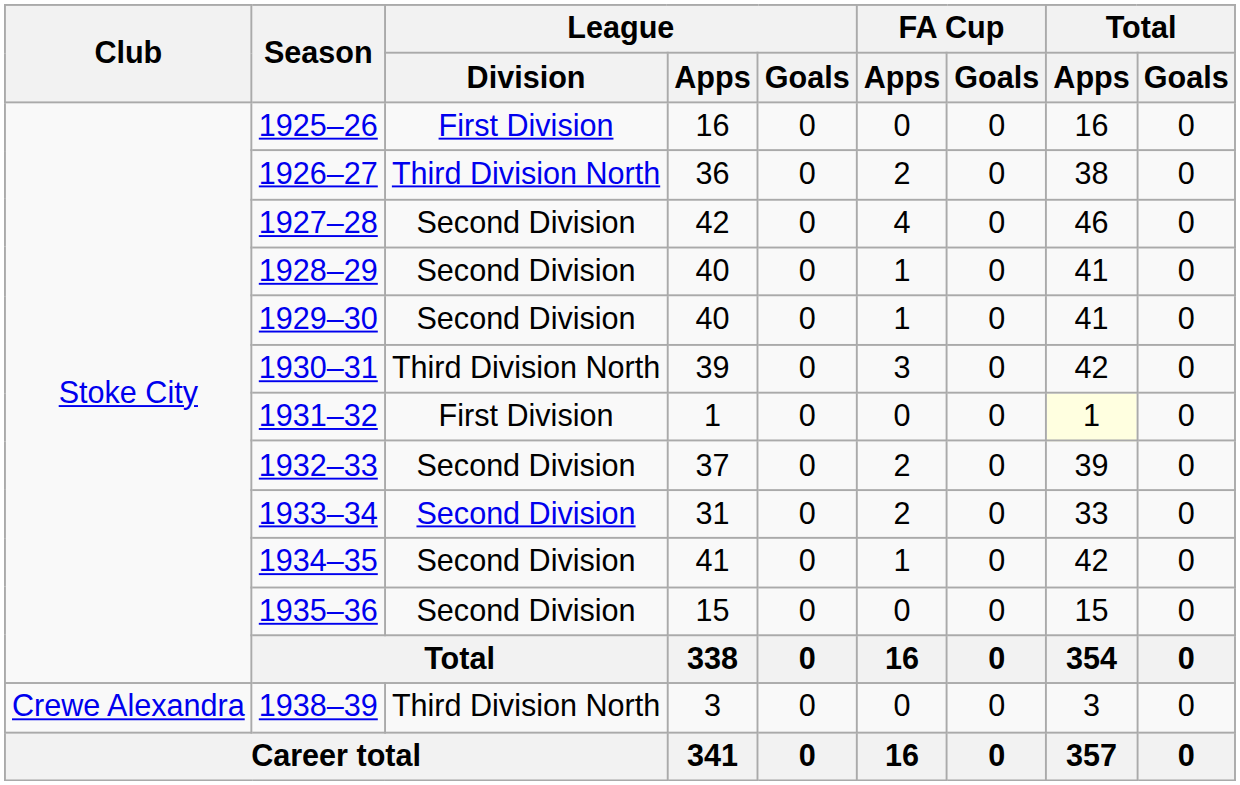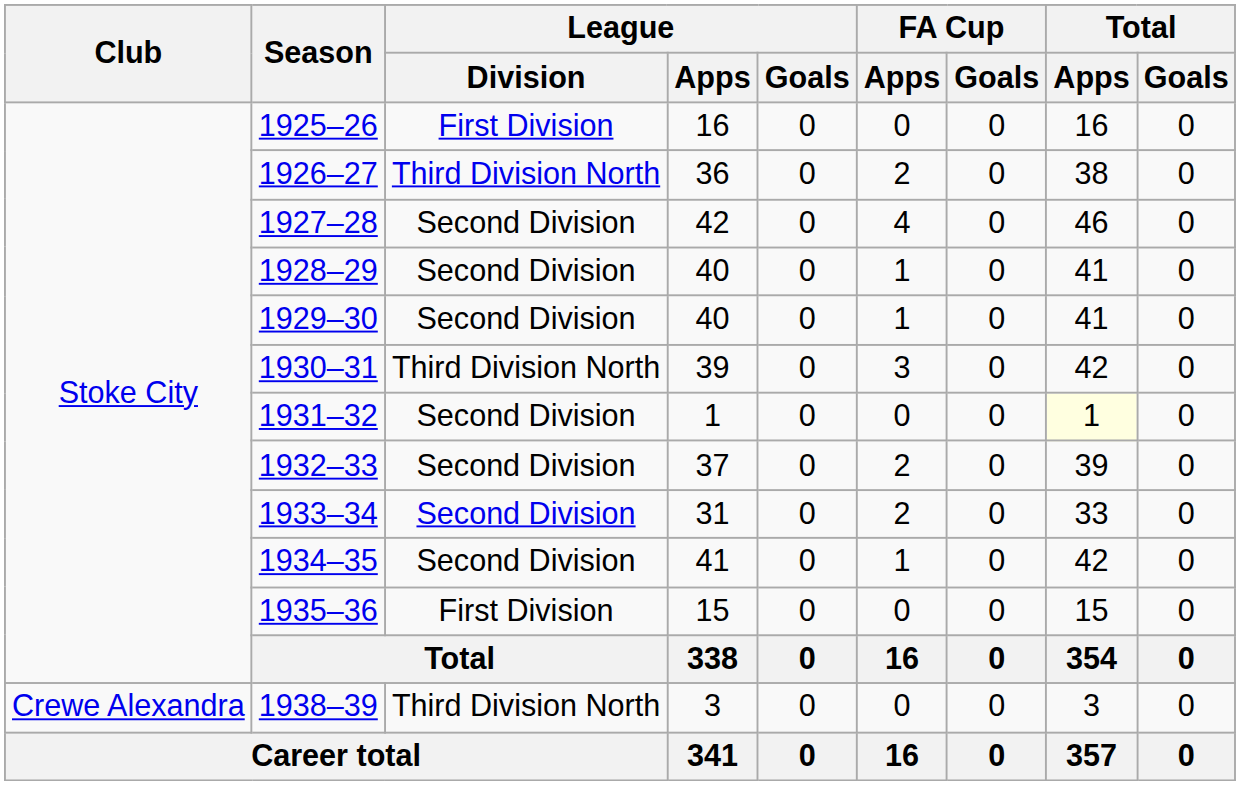(526, 416) First Division -> (526, 416) Second Division
(526, 610) Second Division -> (526, 610) First Division
